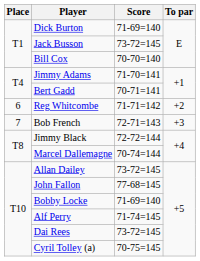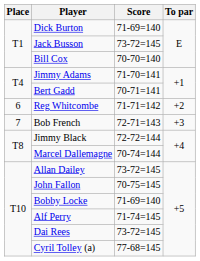(139, 185) 77-68=145 -> (139, 185) 70-75=145
(139, 248) 70-75=145 -> (139, 248) 77-68=145
